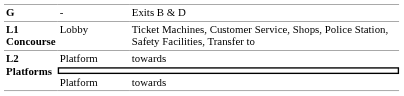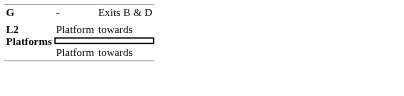- row: (74, 29)
